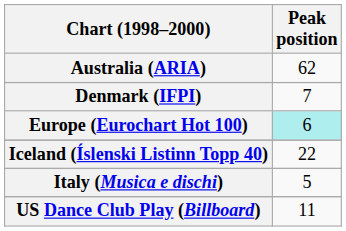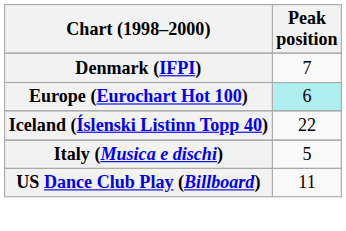- row: (138, 67)
